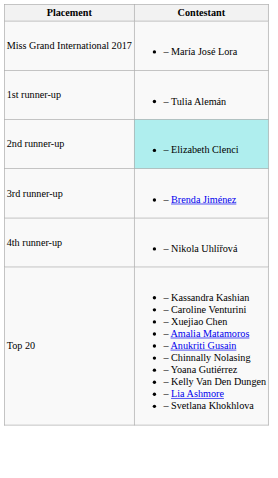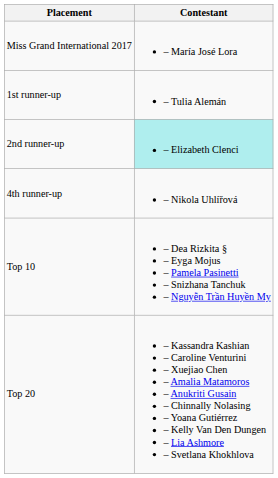- row: (35, 193)
+ row: (21, 267)
